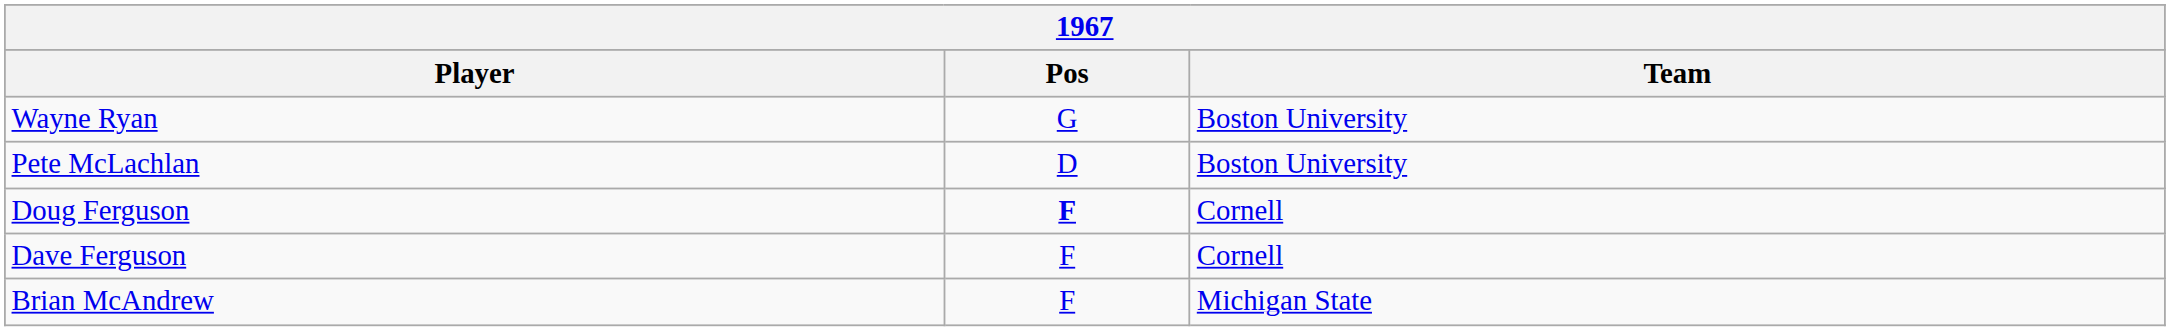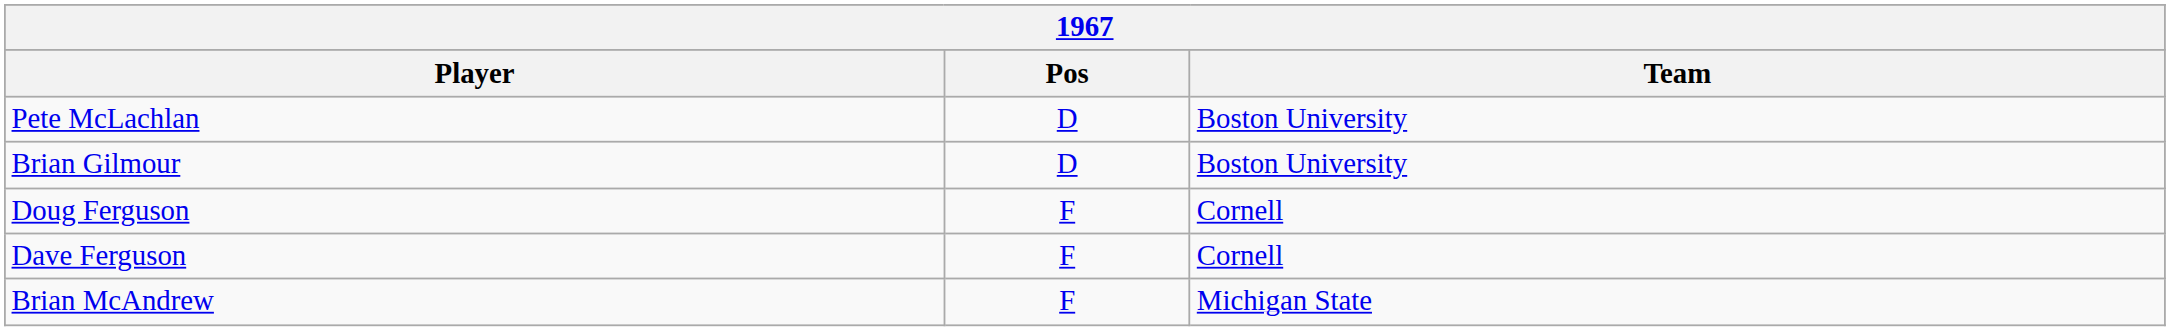- row: (85, 118)
+ row: (96, 164)
(1067, 210) bold -> (1067, 210) normal
